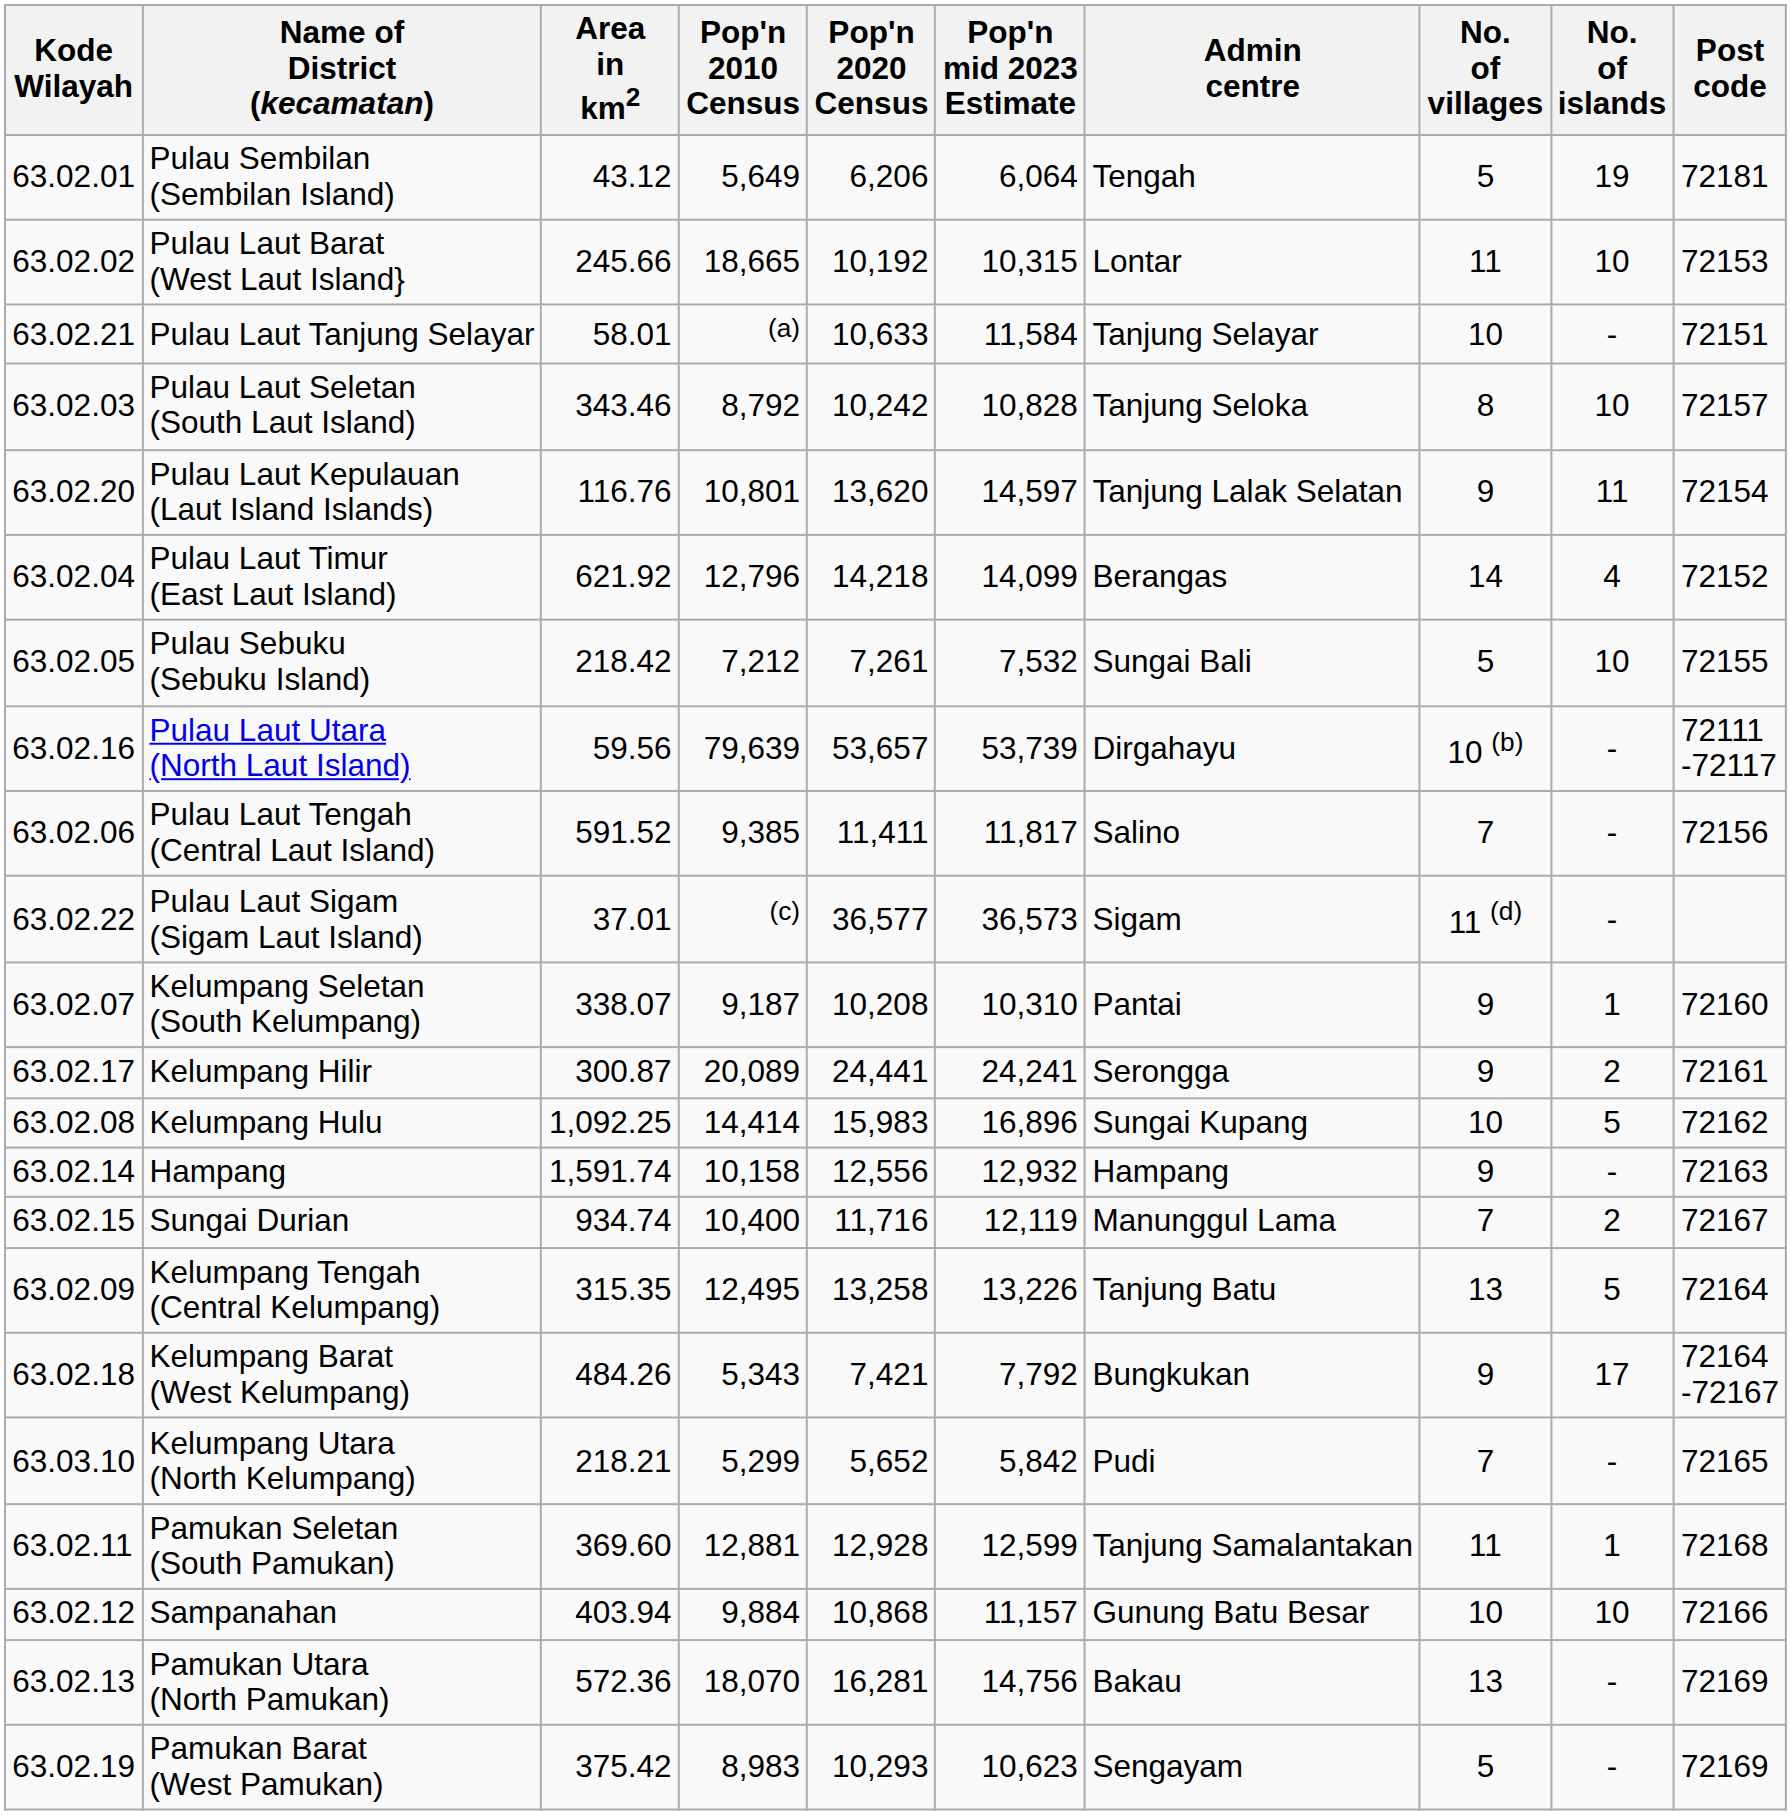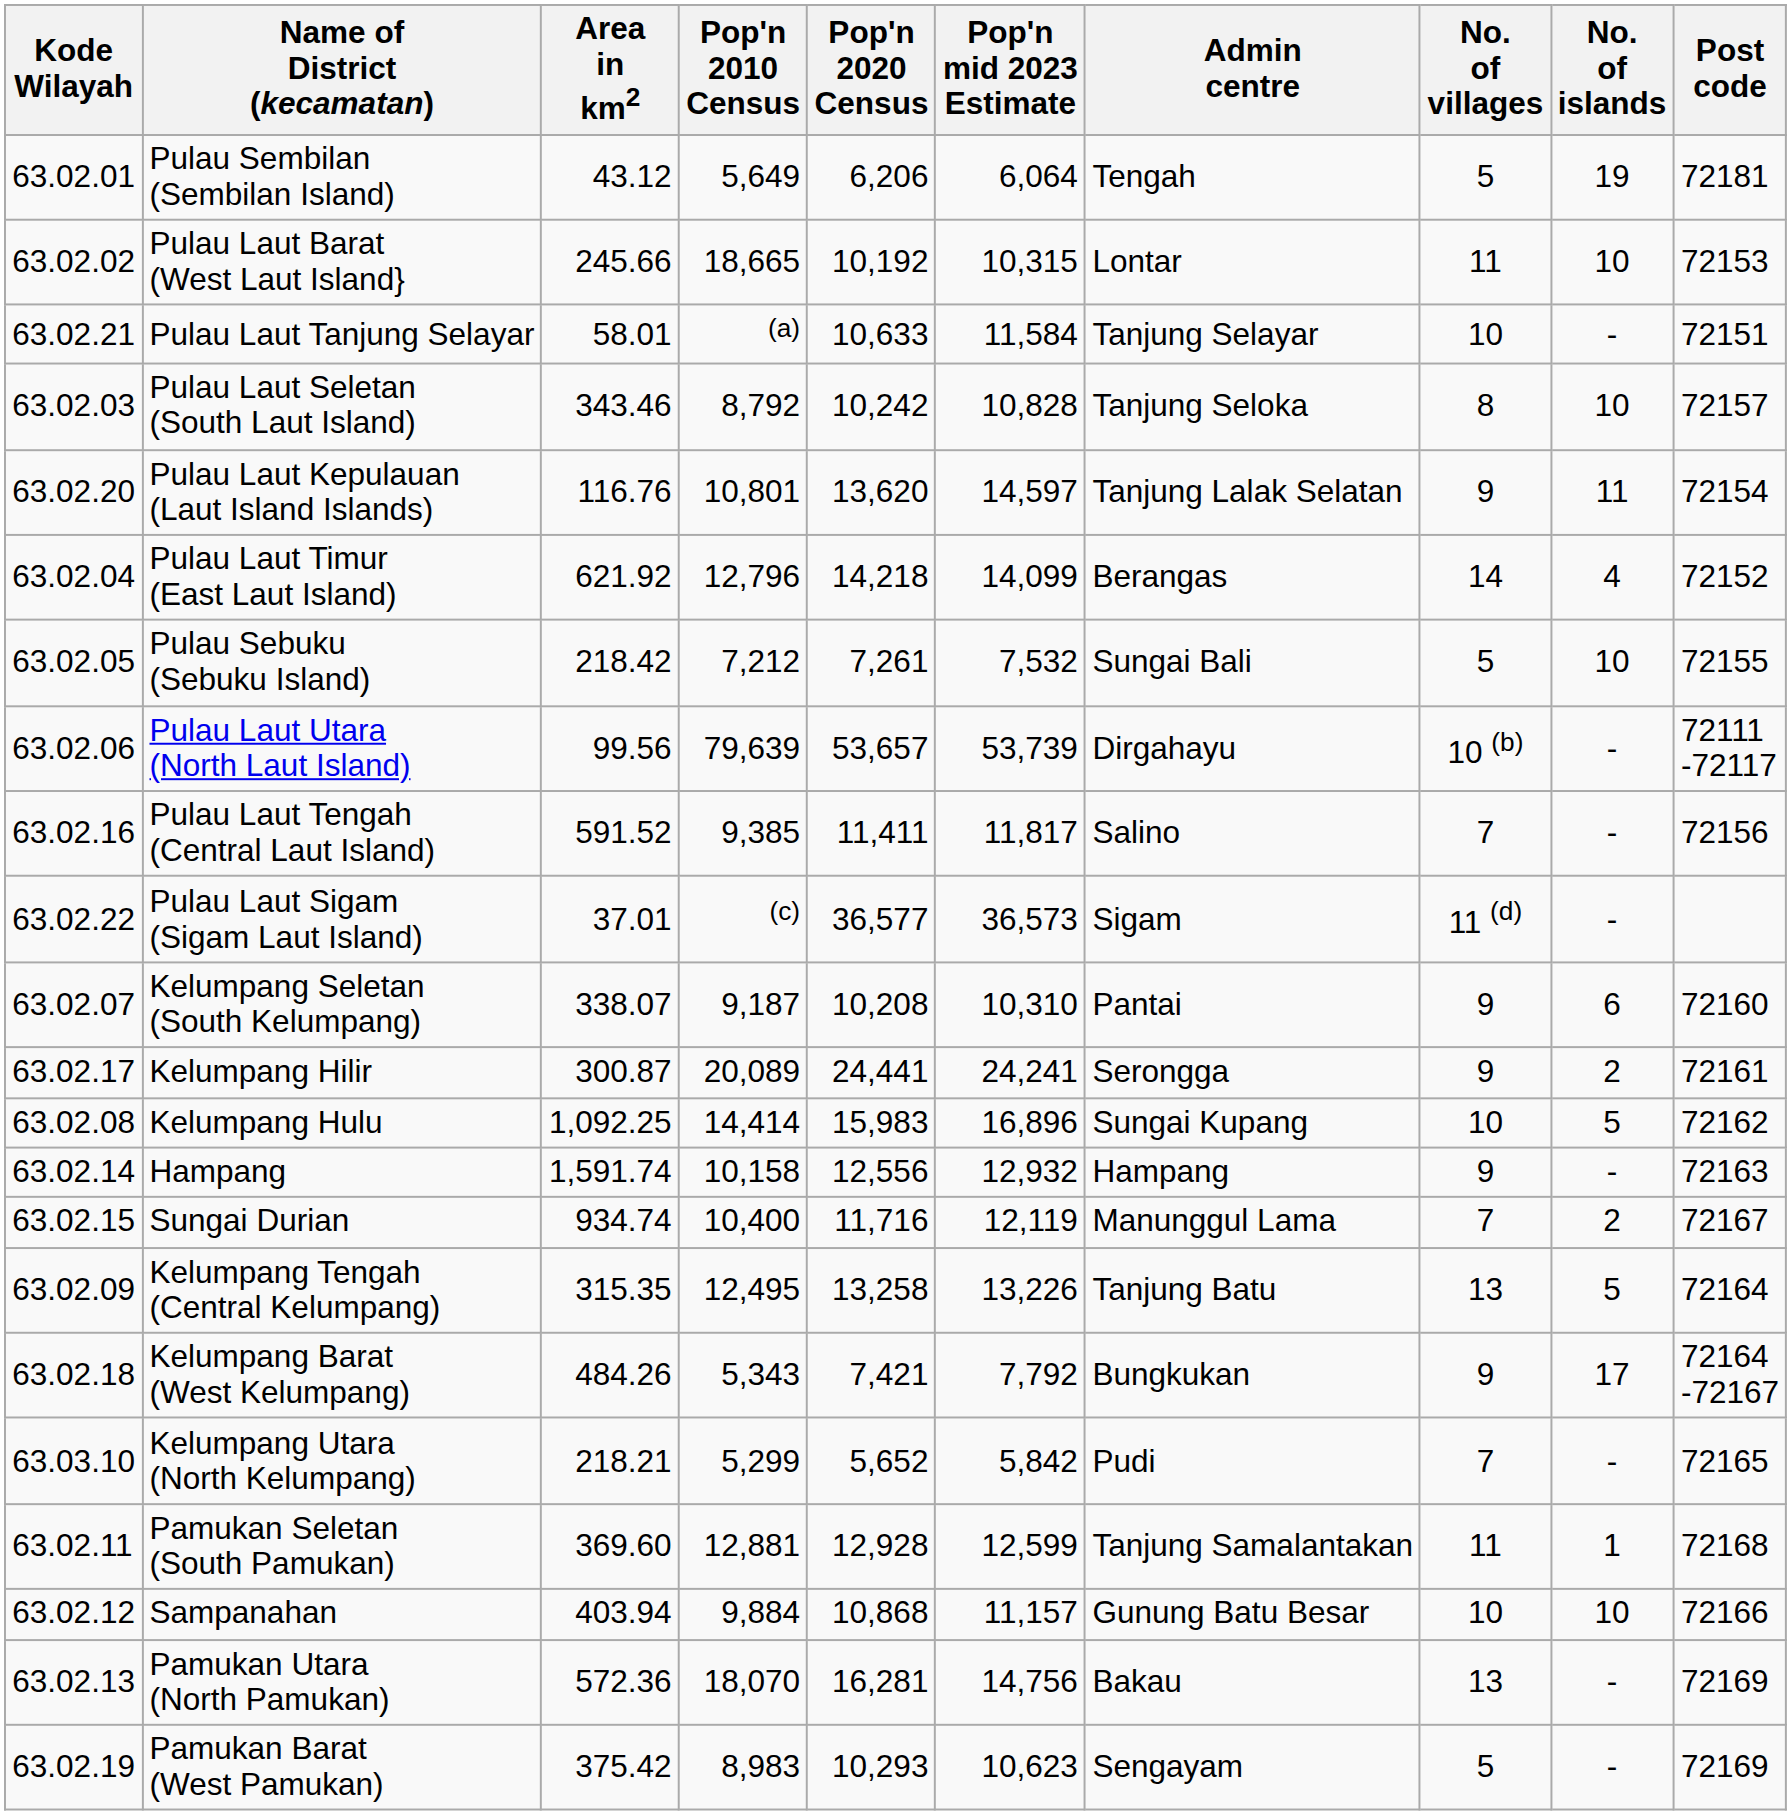(74, 747) 63.02.16 -> (74, 747) 63.02.06
(632, 747) 59.56 -> (632, 747) 99.56
(74, 833) 63.02.06 -> (74, 833) 63.02.16
(1612, 1004) 1 -> (1612, 1004) 6
